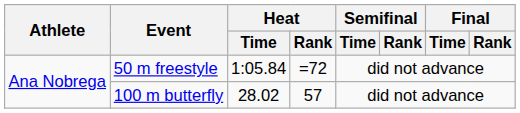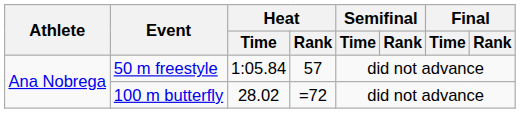(313, 69) =72 -> (313, 69) 57
(313, 95) 57 -> (313, 95) =72
